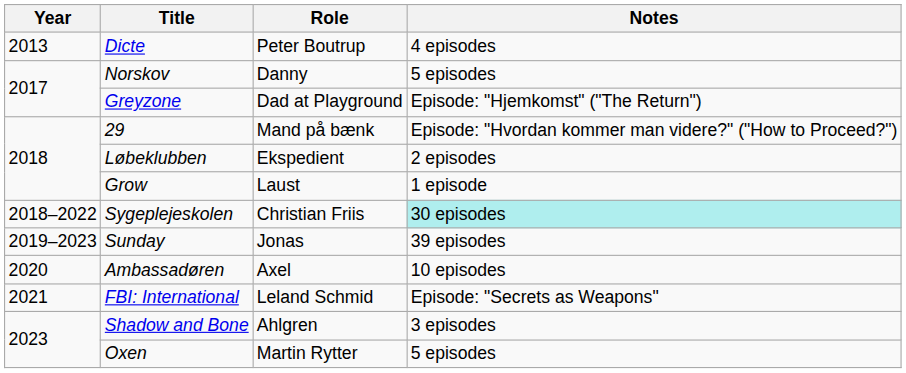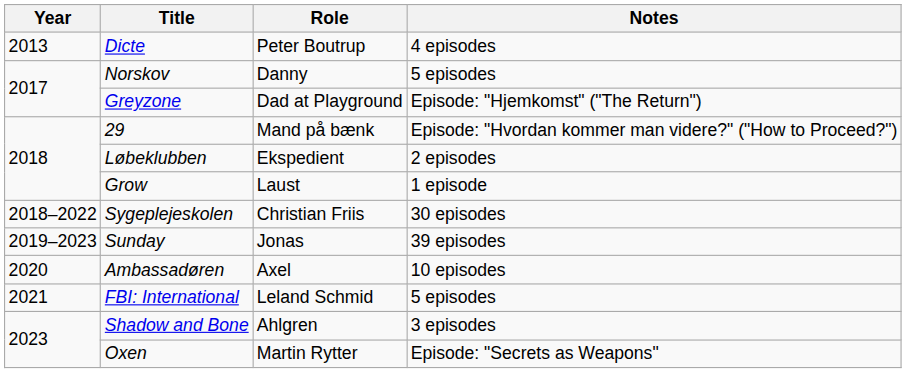(458, 213) paleturquoise background -> (458, 213) no background
(535, 297) Episode: "Secrets as Weapons" -> (453, 297) 5 episodes
(453, 353) 5 episodes -> (535, 353) Episode: "Secrets as Weapons"
